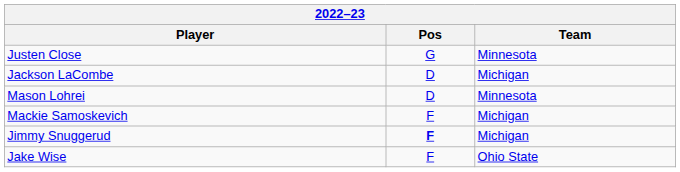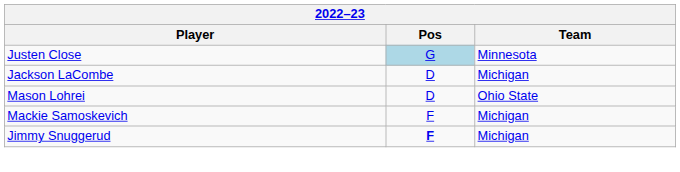(430, 55) no background -> (430, 55) lightblue background
(507, 95) Minnesota -> (508, 95) Ohio State
- row: (37, 156)
